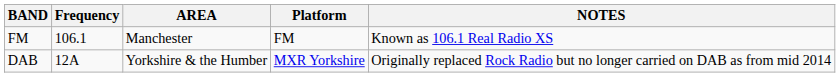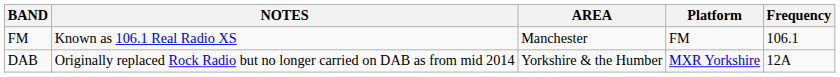columns swapped: (87, 15) <-> (601, 15)
